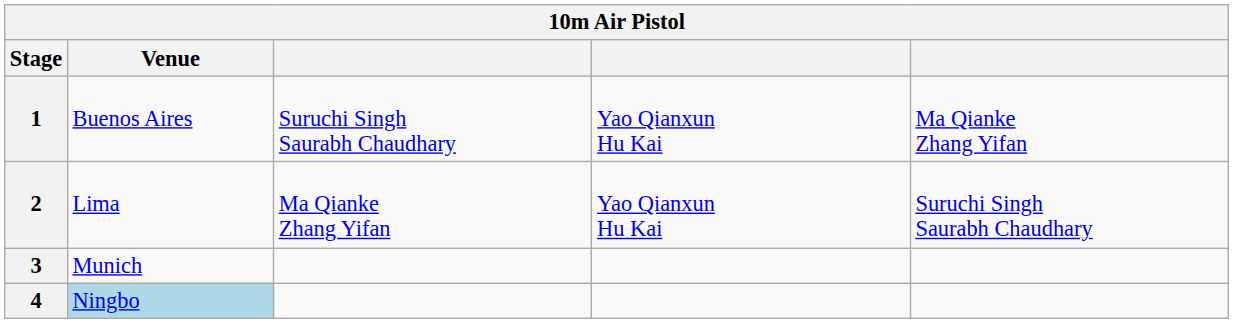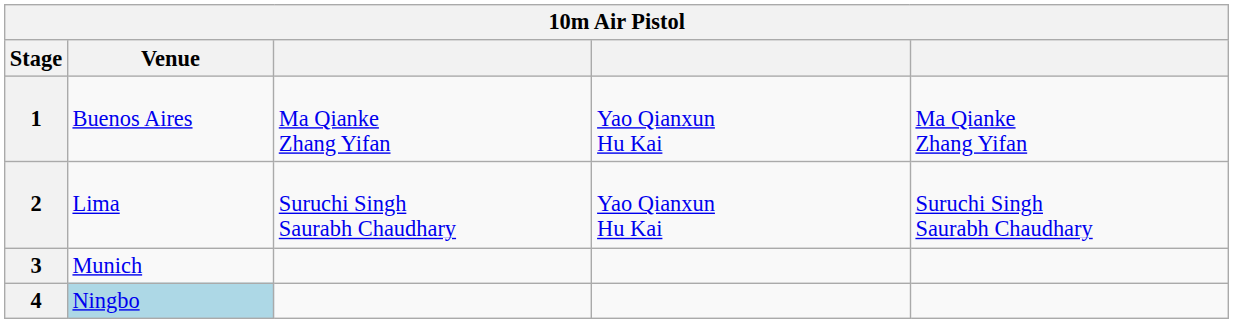(367, 131) Suruchi Singh Saurabh Chaudhary -> (335, 131) Ma Qianke Zhang Yifan
(335, 217) Ma Qianke Zhang Yifan -> (367, 217) Suruchi Singh Saurabh Chaudhary
